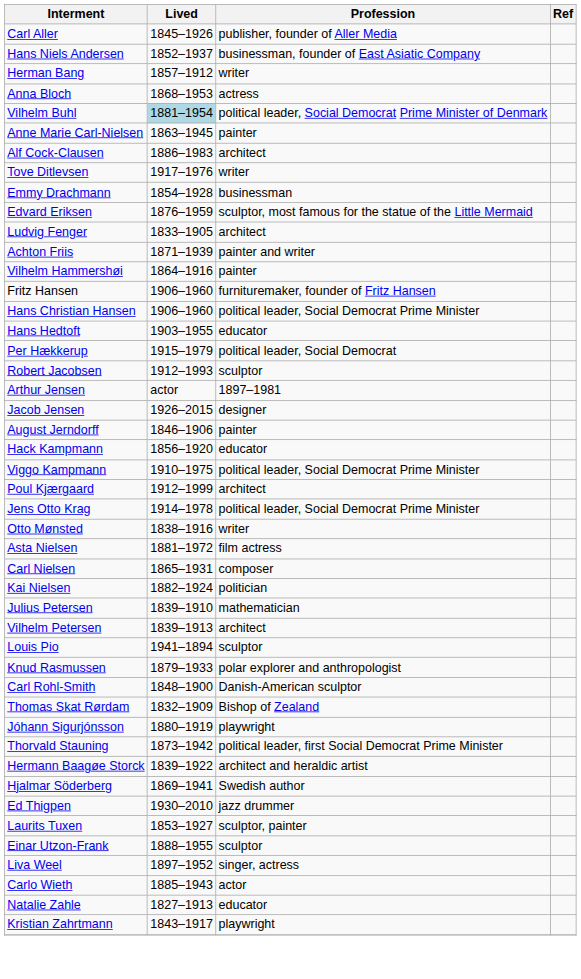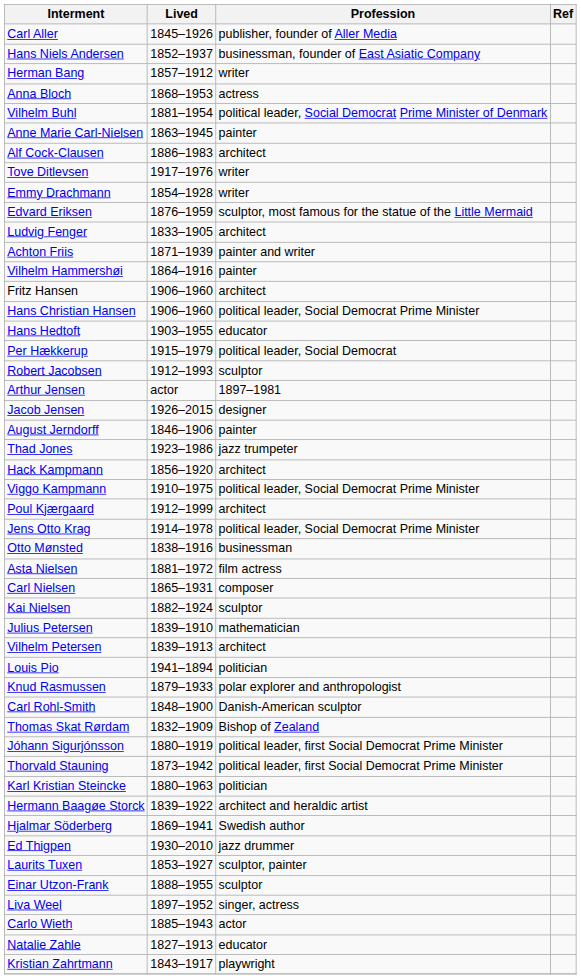(182, 113) lightblue background -> (182, 113) no background
(255, 192) businessman -> (234, 192) writer
(327, 291) furnituremaker, founder of Fritz Hansen -> (242, 291) architect
+ row: (40, 449)
(243, 449) educator -> (242, 469) architect
(234, 529) writer -> (255, 548) businessman
(243, 588) politician -> (240, 608) sculptor
(240, 647) sculptor -> (243, 667) politician
(247, 726) playwright -> (361, 746) political leader, first Social Democrat Prime Minister
+ row: (67, 786)
